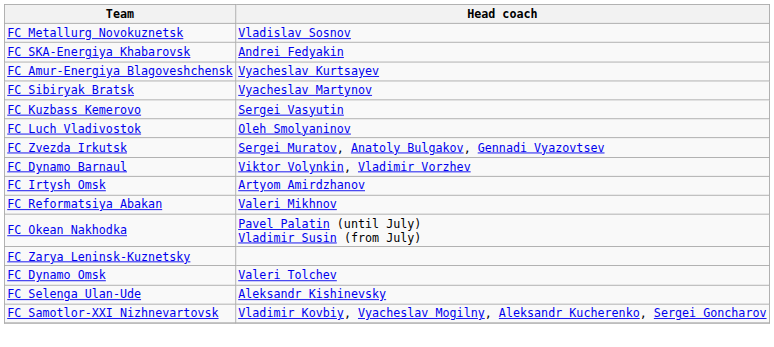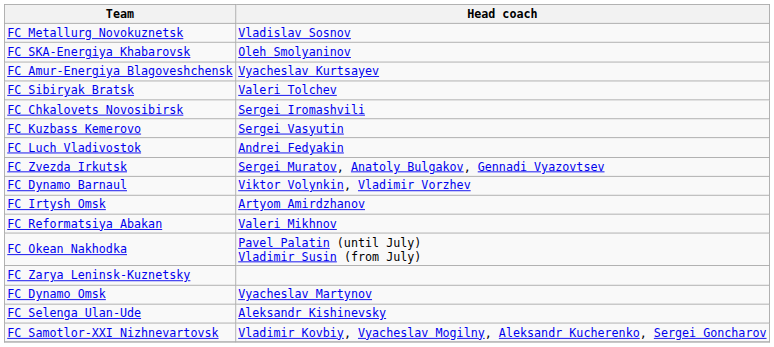(291, 52) Andrei Fedyakin -> (295, 52) Oleh Smolyaninov
(305, 90) Vyacheslav Martynov -> (288, 90) Valeri Tolchev
+ row: (95, 109)
(295, 128) Oleh Smolyaninov -> (291, 147) Andrei Fedyakin
(288, 275) Valeri Tolchev -> (305, 294) Vyacheslav Martynov
